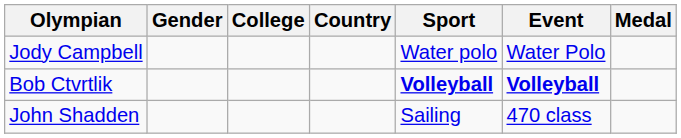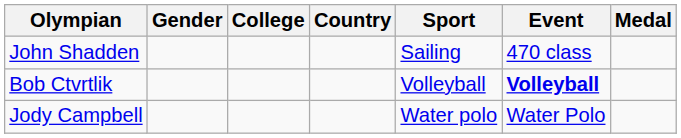rows swapped: (76, 52) <-> (74, 116)
(447, 84) bold -> (443, 84) normal
